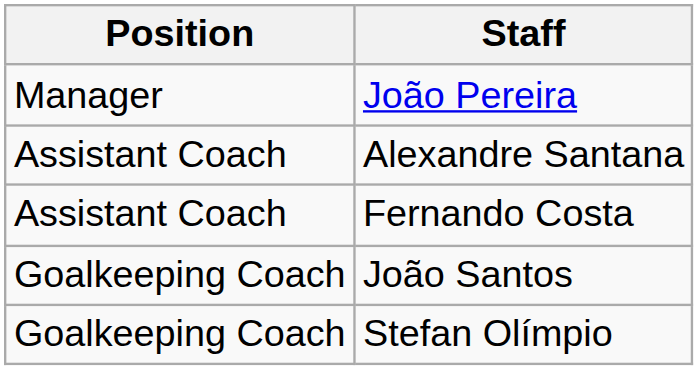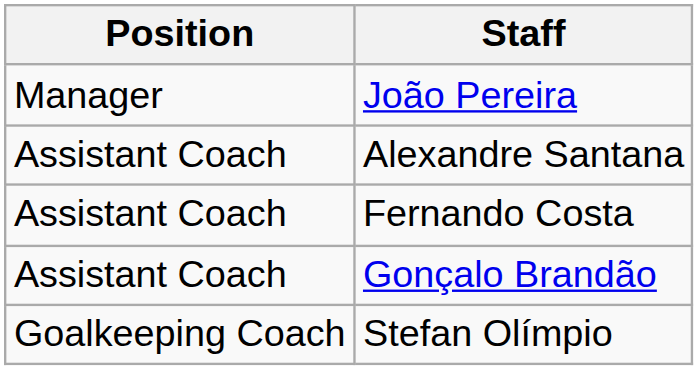+ row: (510, 273)
- row: (468, 273)
